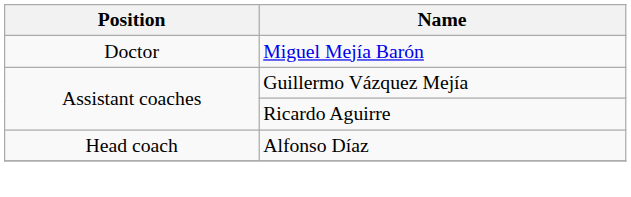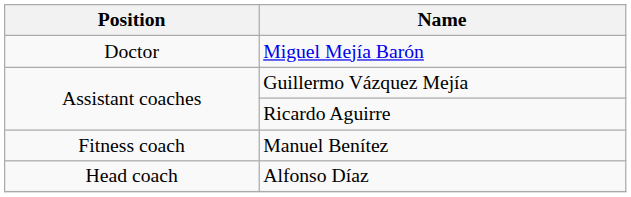+ row: (326, 144)
